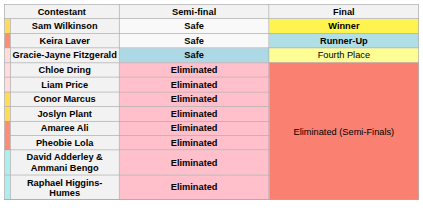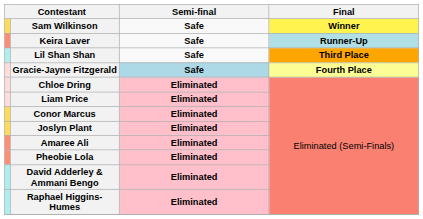+ row: (65, 55)
(344, 55) normal -> (344, 70) bold
